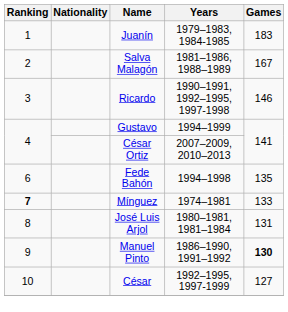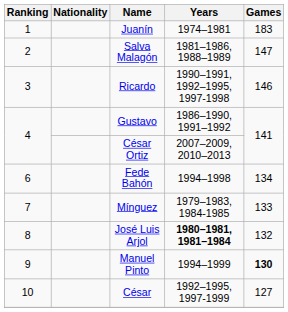(204, 35) 1979–1983, 1984-1985 -> (204, 29) 1974–1981
(264, 64) 167 -> (264, 52) 147
(204, 127) 1994–1999 -> (204, 121) 1986–1990, 1991–1992
(264, 178) 135 -> (264, 178) 134
(28, 201) bold -> (28, 207) normal
(204, 201) 1974–1981 -> (204, 207) 1979–1983, 1984-1985
(204, 224) normal -> (204, 235) bold
(264, 224) 131 -> (264, 235) 132
(204, 252) 1986–1990, 1991–1992 -> (204, 264) 1994–1999
